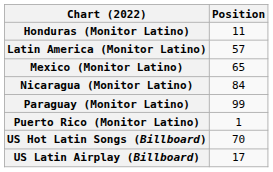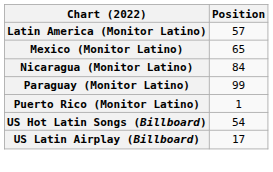- row: (107, 31)
(239, 139) 70 -> (239, 121) 54
